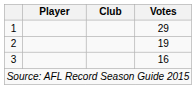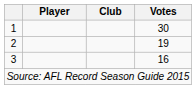(163, 28) 29 -> (163, 28) 30
